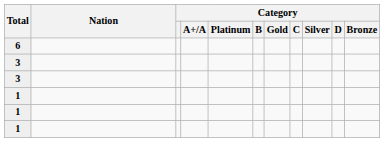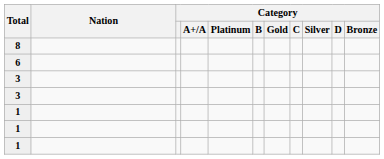+ row: (18, 46)
